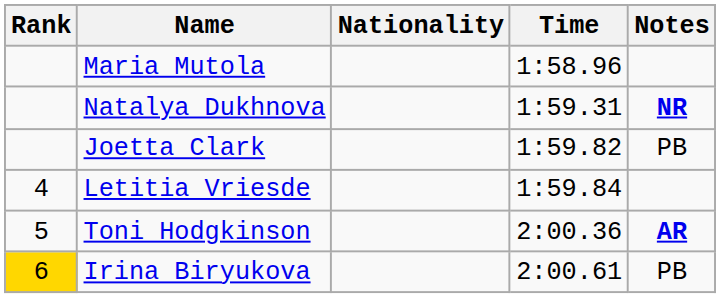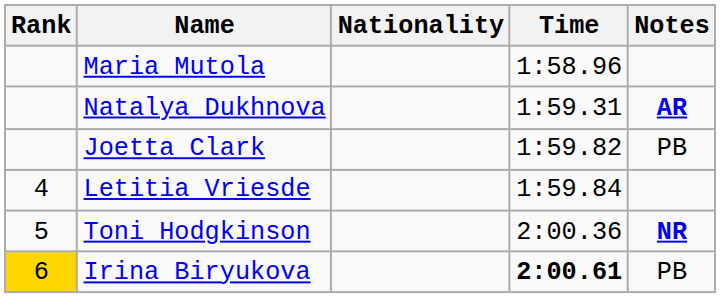(672, 108) NR -> (672, 108) AR
(672, 231) AR -> (672, 231) NR
(569, 272) normal -> (569, 272) bold
